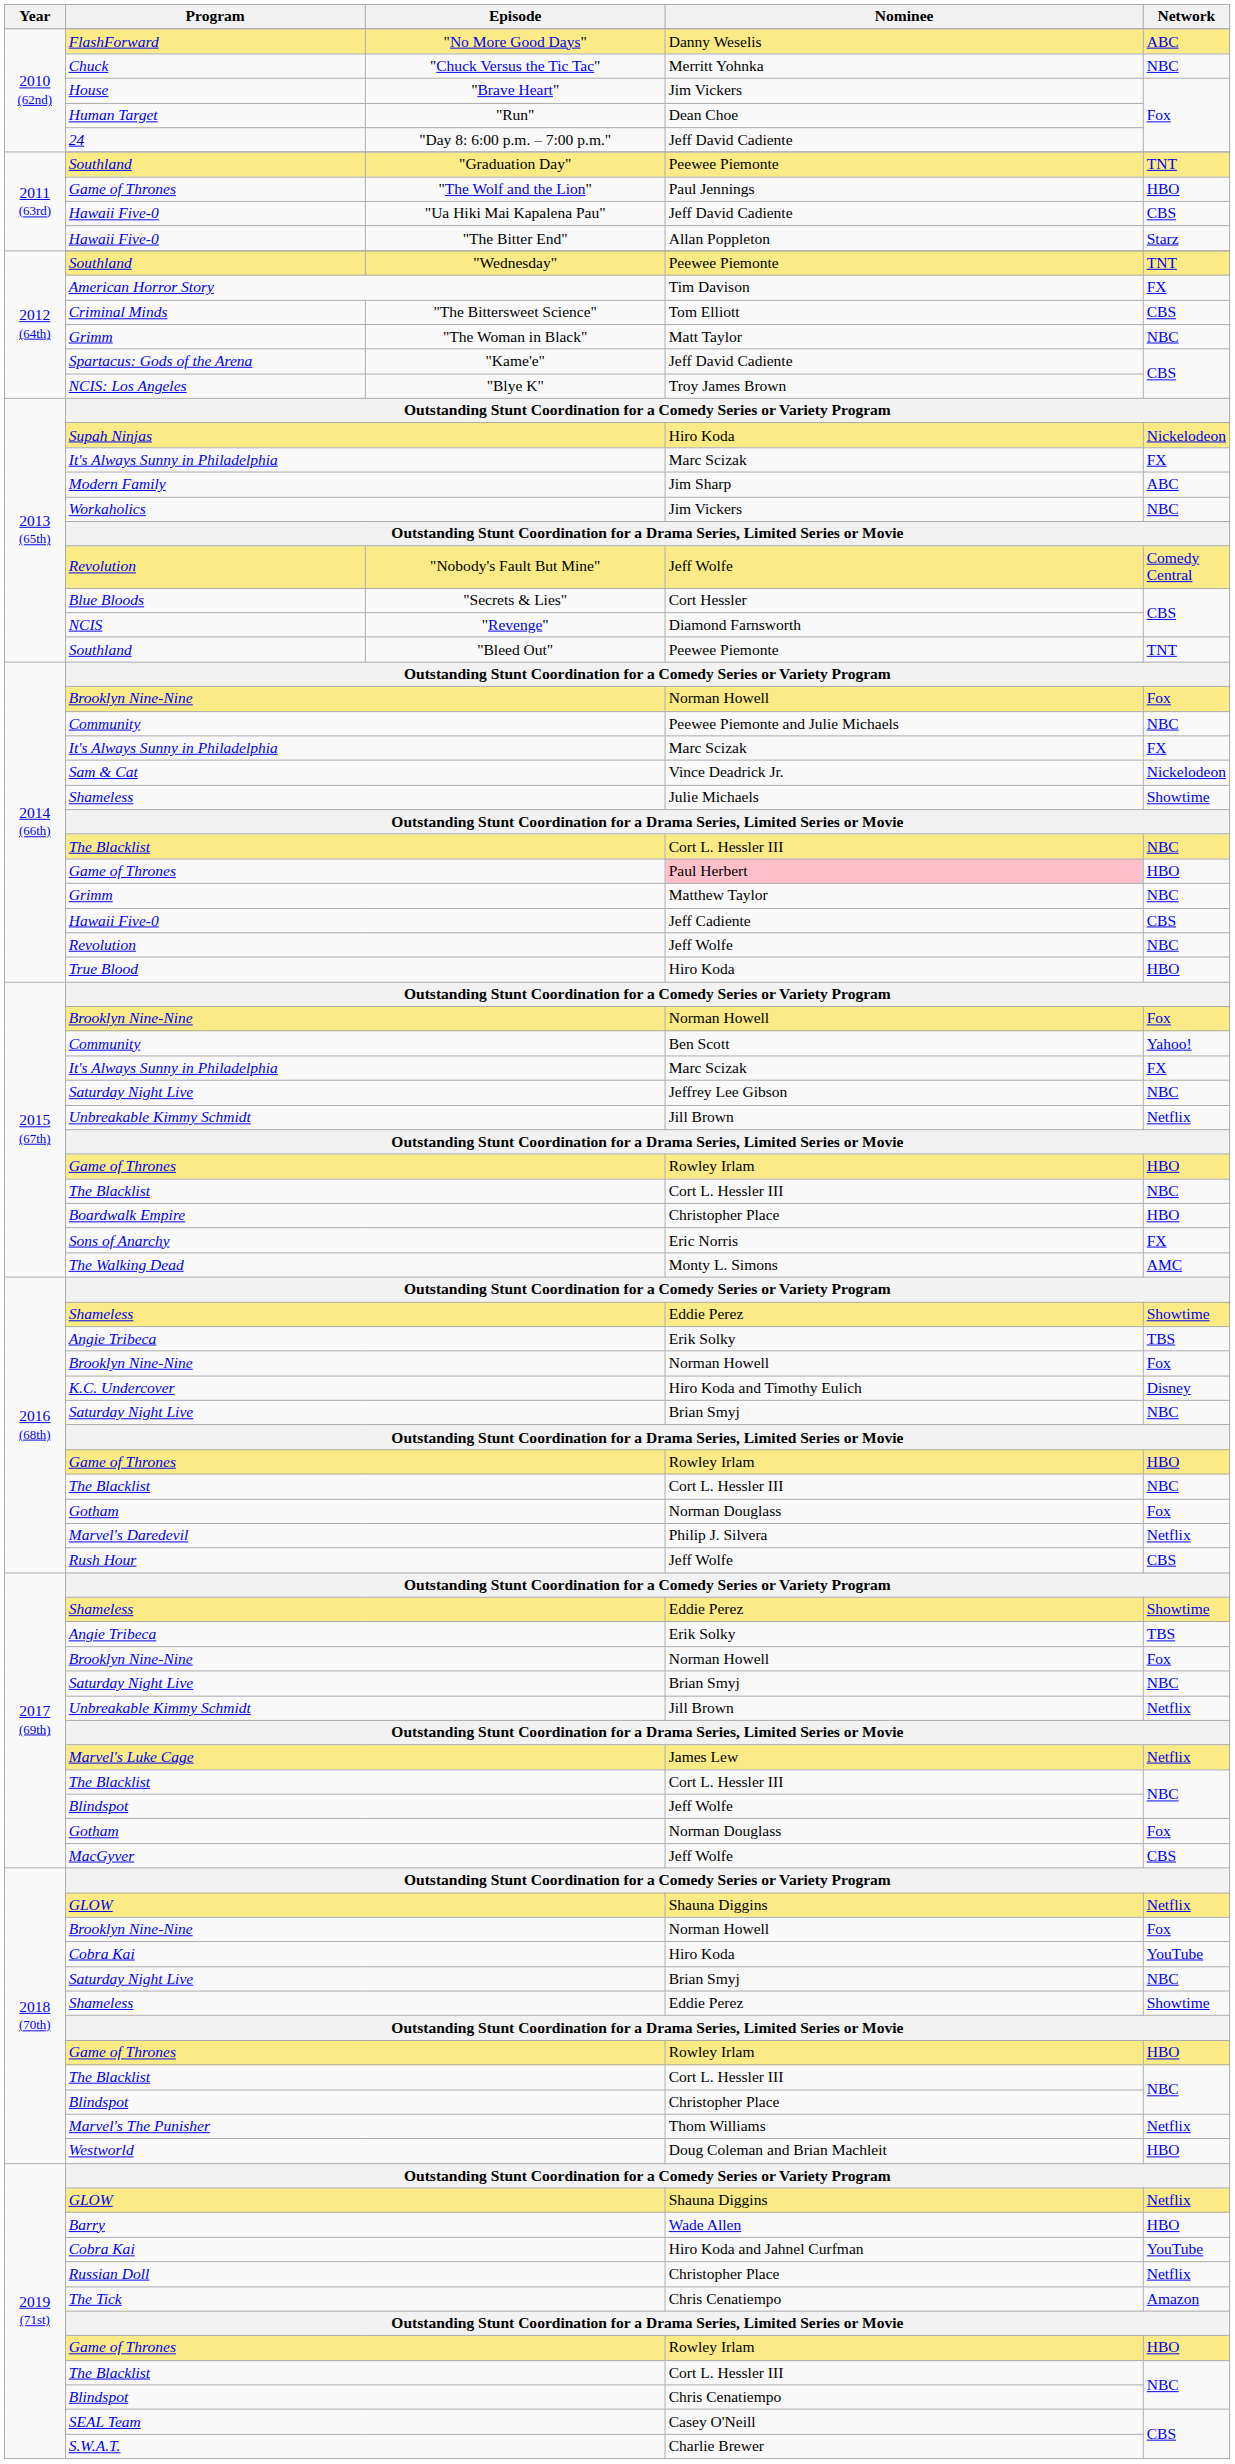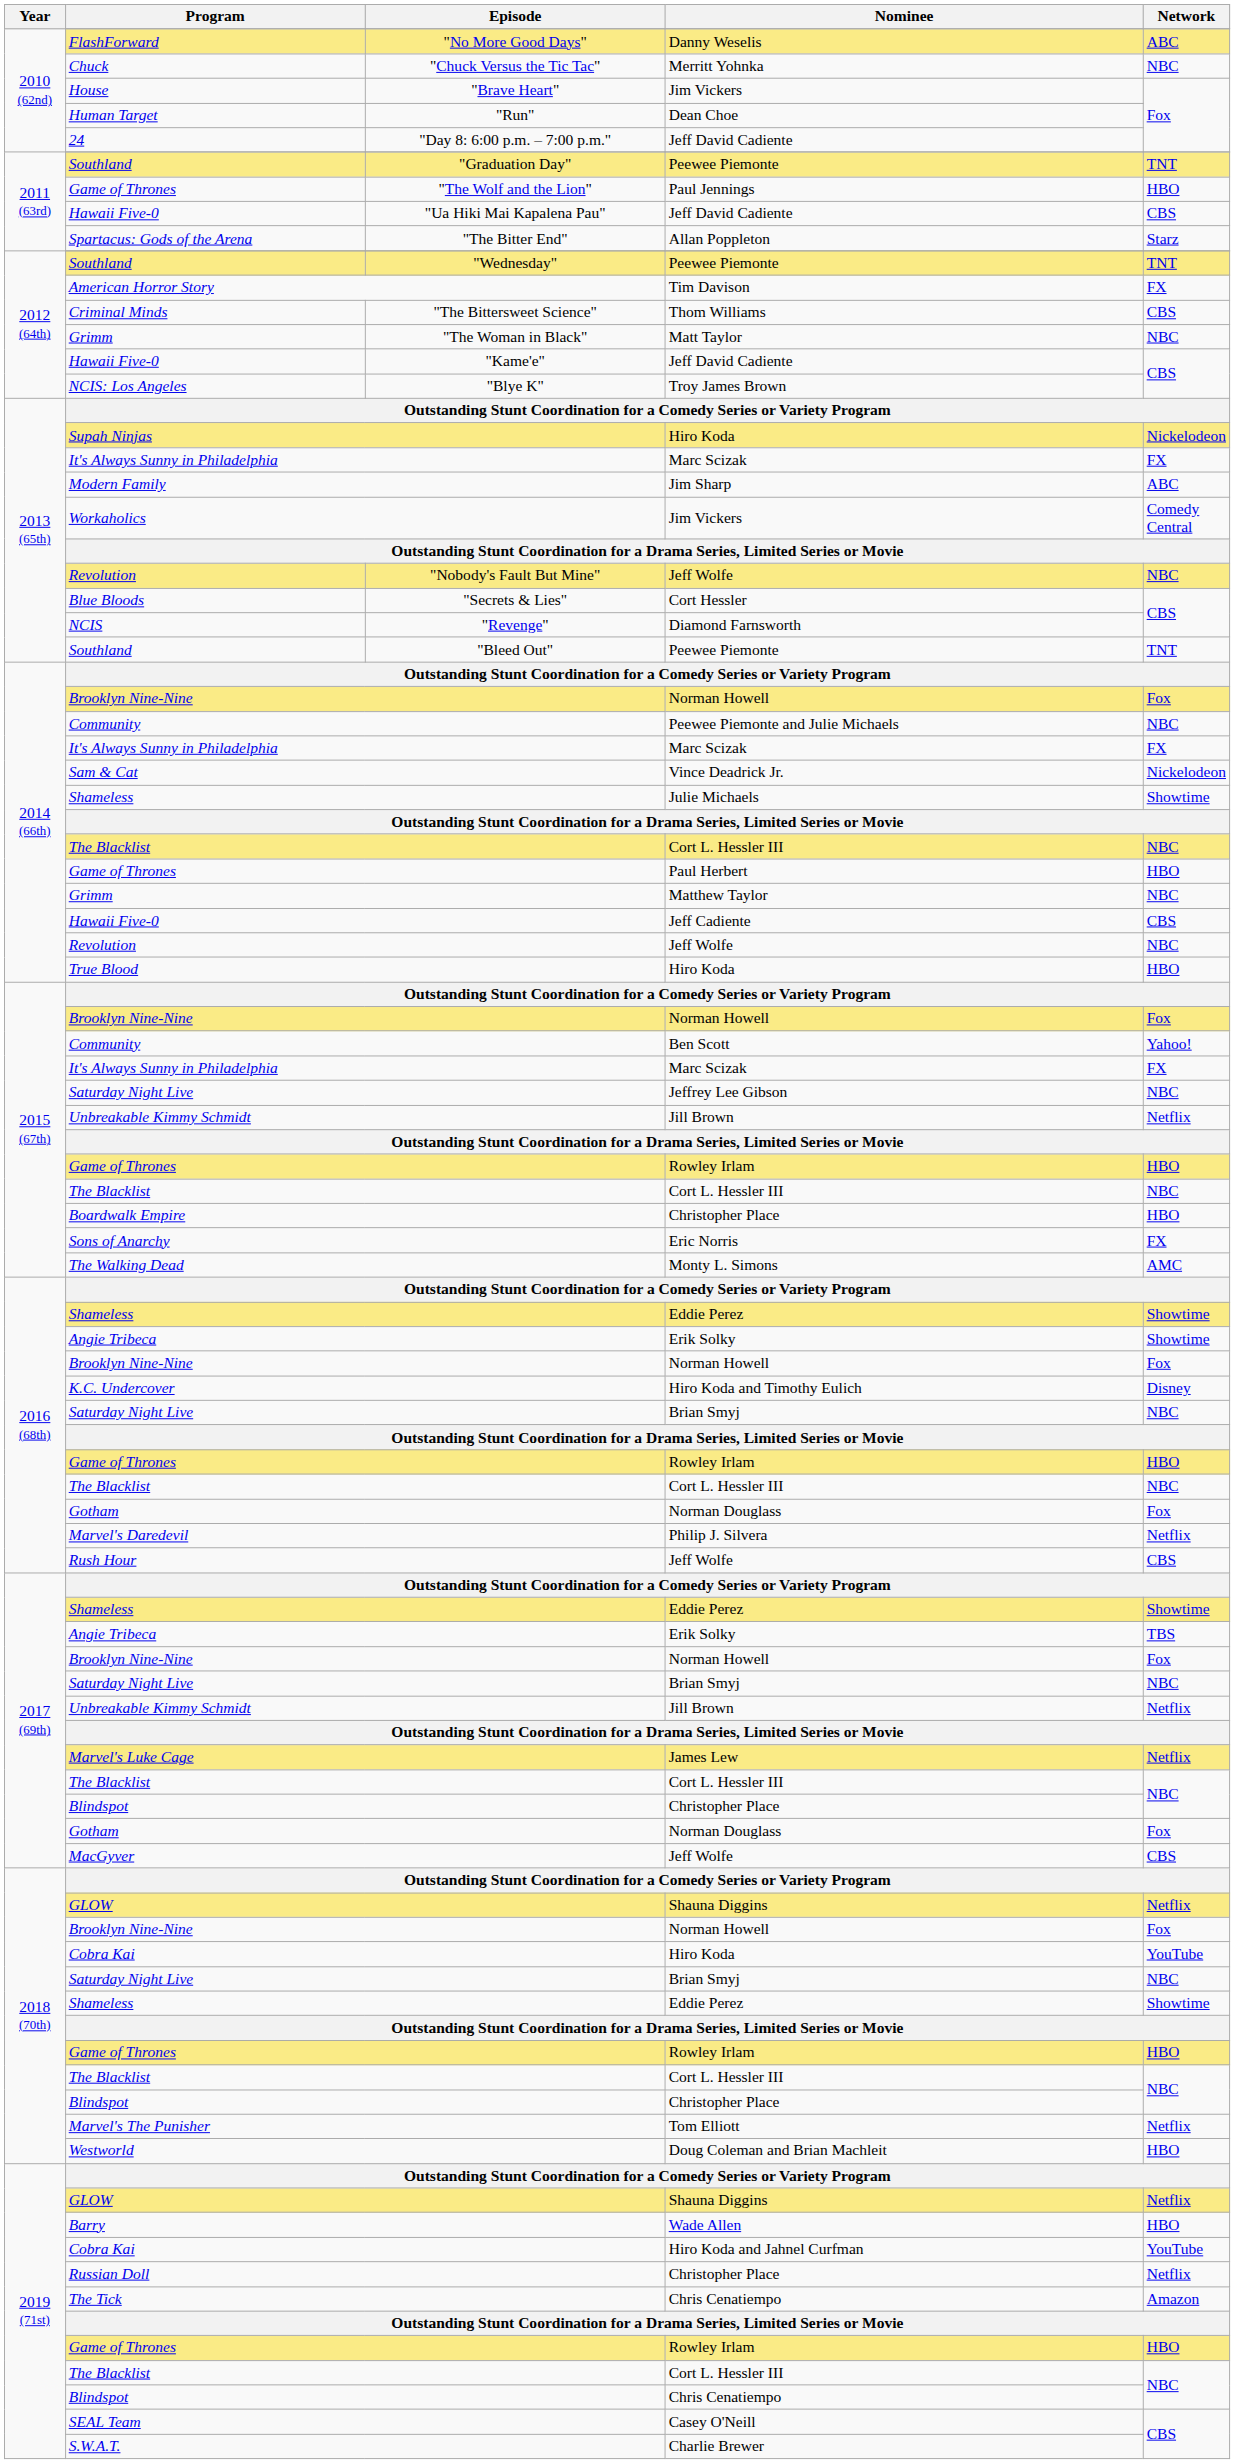(114, 238) Hawaii Five-0 -> (161, 238) Spartacus: Gods of the Arena
(704, 312) Tom Elliott -> (717, 312) Thom Williams
(161, 361) Spartacus: Gods of the Arena -> (114, 361) Hawaii Five-0
(1163, 509) NBC -> (1173, 517) Comedy Central
(1173, 567) Comedy Central -> (1163, 575) NBC
(708, 871) pink background -> (708, 871) no background
(1161, 1338) TBS -> (1178, 1338) Showtime
(701, 1806) Jeff Wolfe -> (724, 1806) Christopher Place
(717, 2126) Thom Williams -> (704, 2126) Tom Elliott
